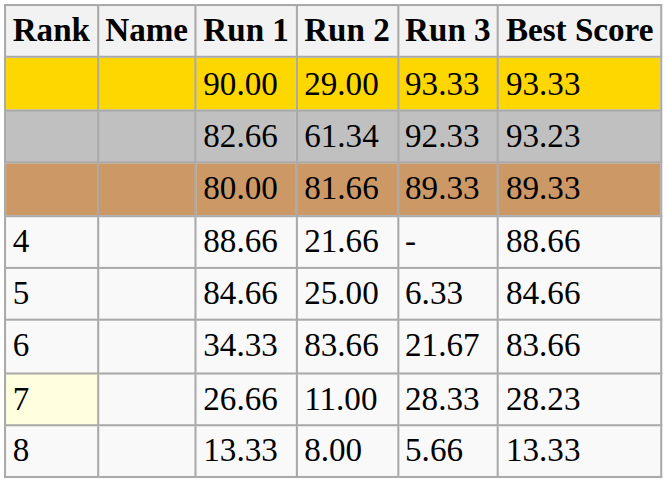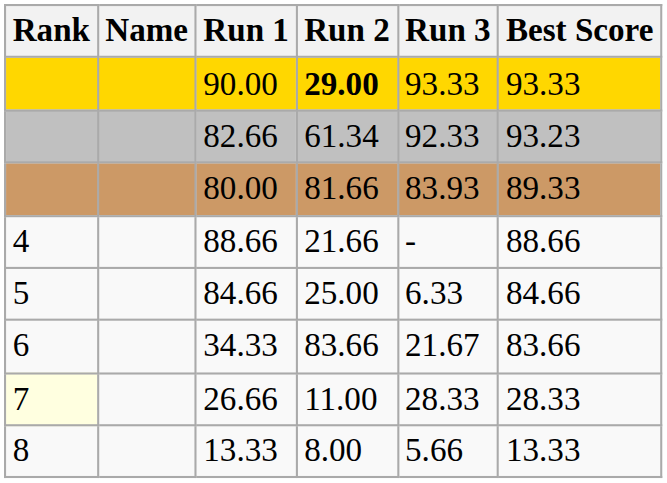(341, 83) normal -> (341, 83) bold
(442, 188) 89.33 -> (442, 188) 83.93
(543, 398) 28.23 -> (543, 398) 28.33
